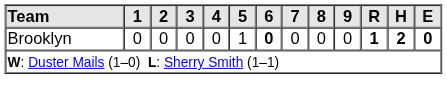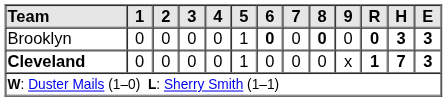(321, 39) normal -> (322, 39) bold
(374, 39) 1 -> (374, 39) 0
(401, 39) 2 -> (401, 39) 3
(428, 39) 0 -> (428, 39) 3
+ row: (46, 61)
